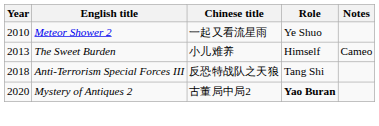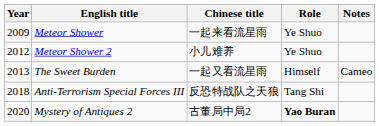+ row: (69, 32)
(18, 32) 2010 -> (18, 52) 2012
(228, 31) 一起又看流星雨 -> (212, 51) 小儿难养
(212, 51) 小儿难养 -> (228, 71) 一起又看流星雨
